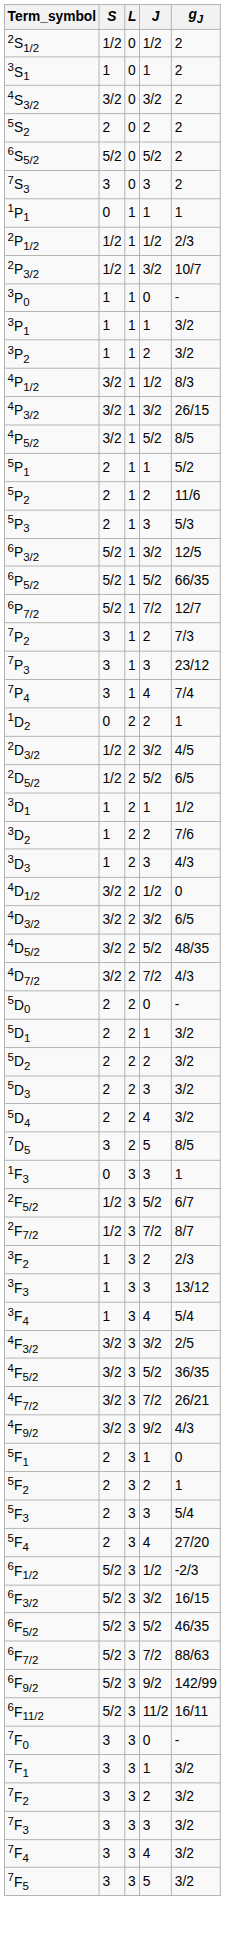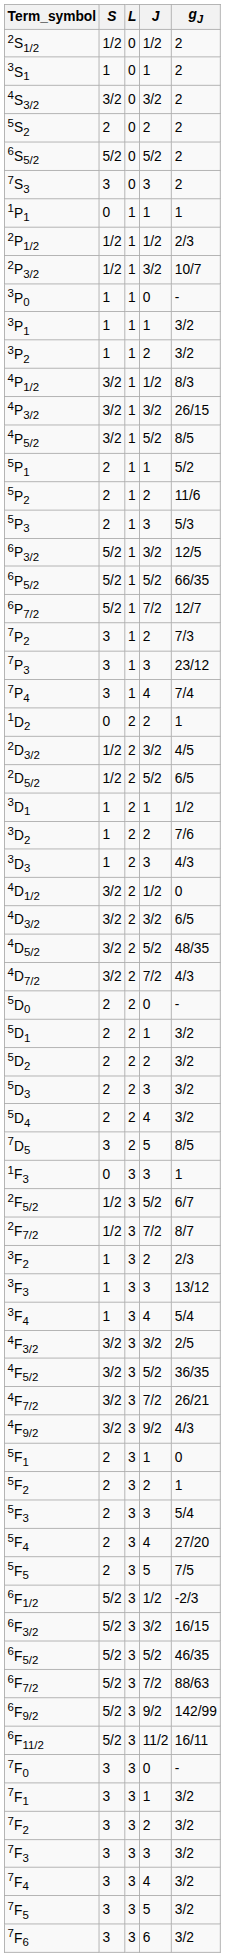+ row: (18, 1571)
+ row: (18, 1938)
